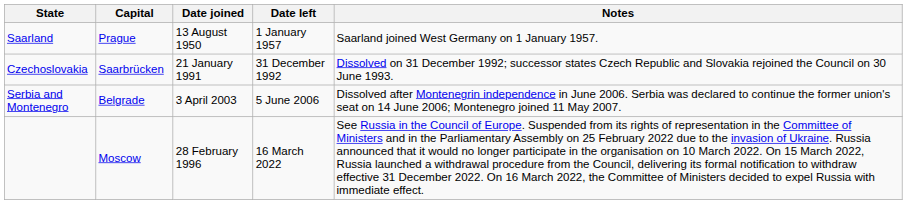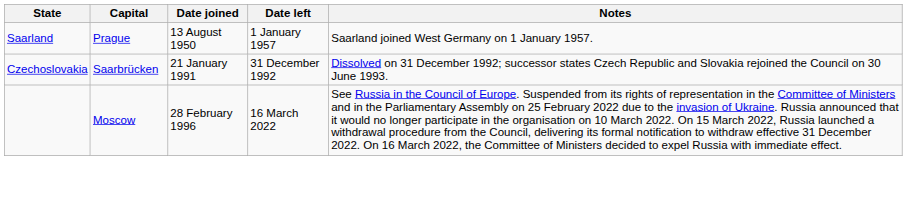- row: (38, 100)
